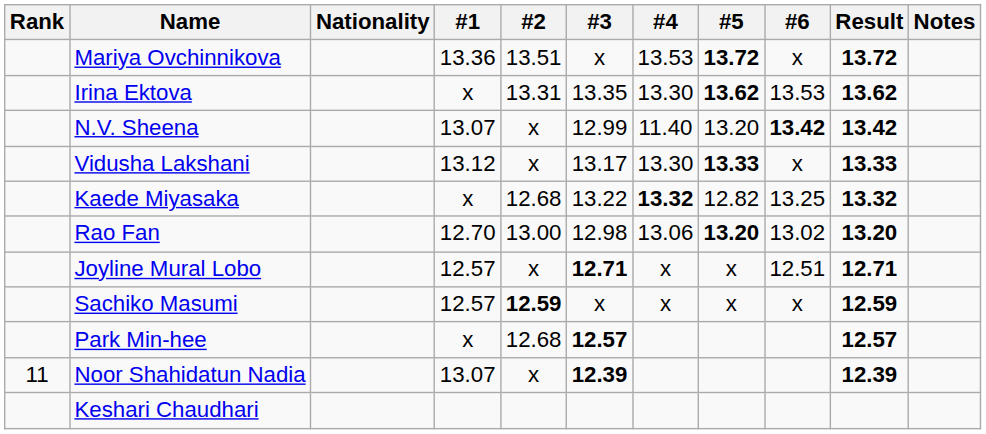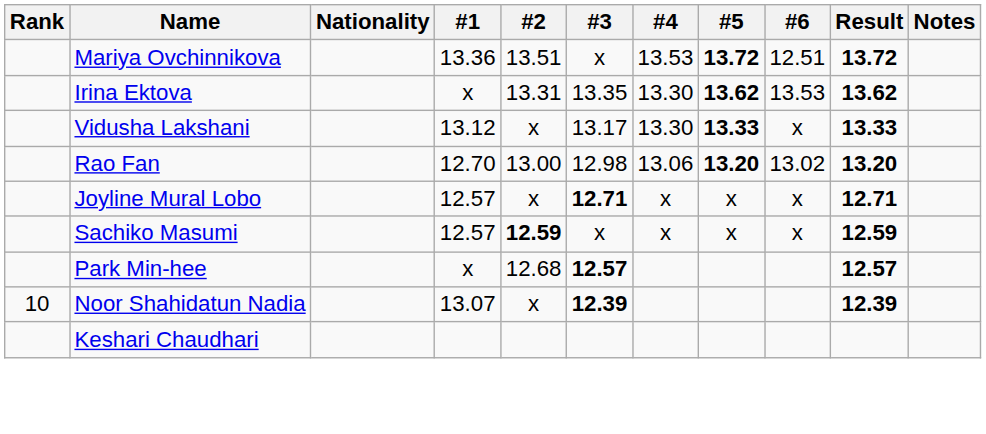(797, 57) x -> (797, 57) 12.51
- row: (136, 127)
- row: (157, 198)
(797, 269) 12.51 -> (797, 198) x
(37, 374) 11 -> (37, 304) 10
